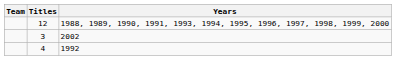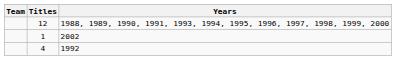(43, 36) 3 -> (43, 36) 1
